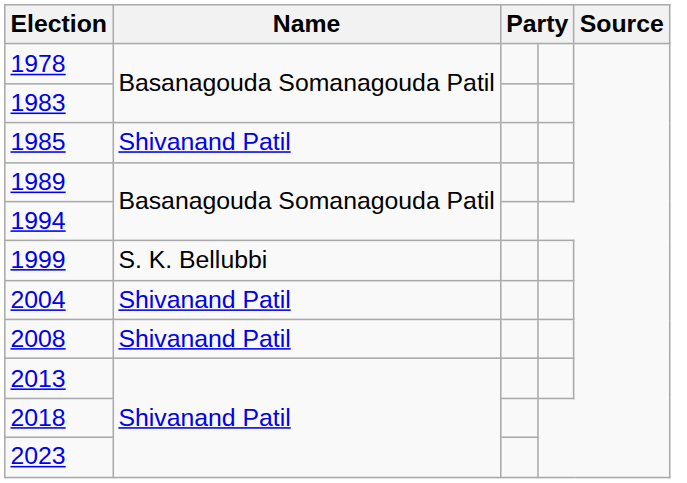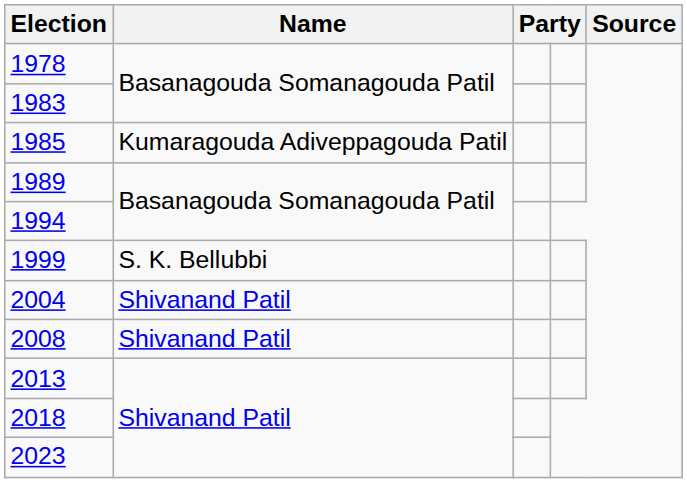(205, 142) Shivanand Patil -> (313, 142) Kumaragouda Adiveppagouda Patil
